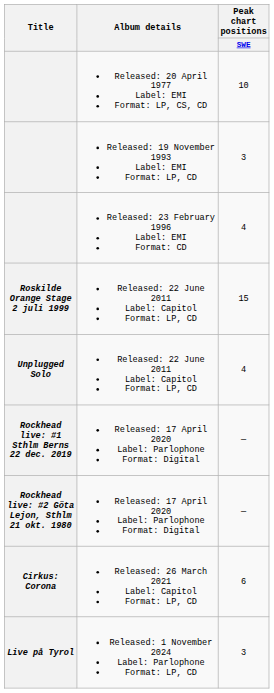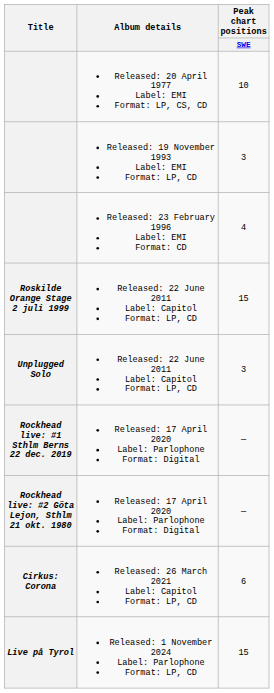(244, 369) 4 -> (244, 369) 3
(244, 652) 3 -> (244, 652) 15
